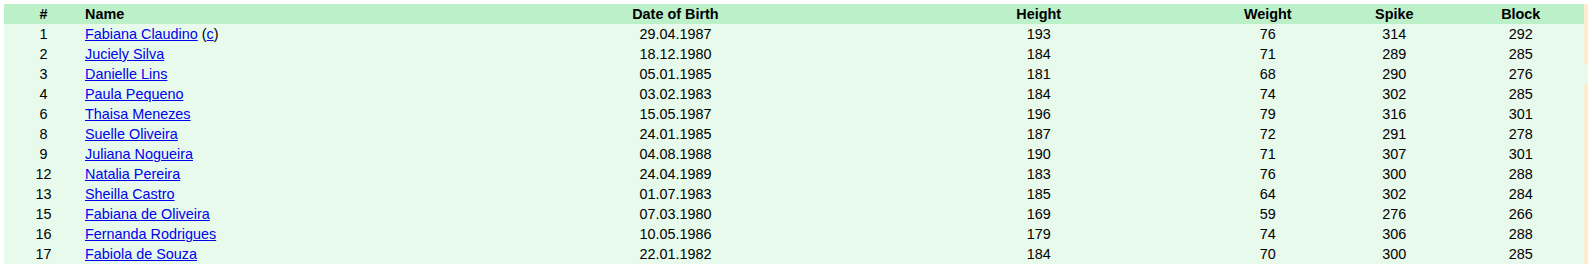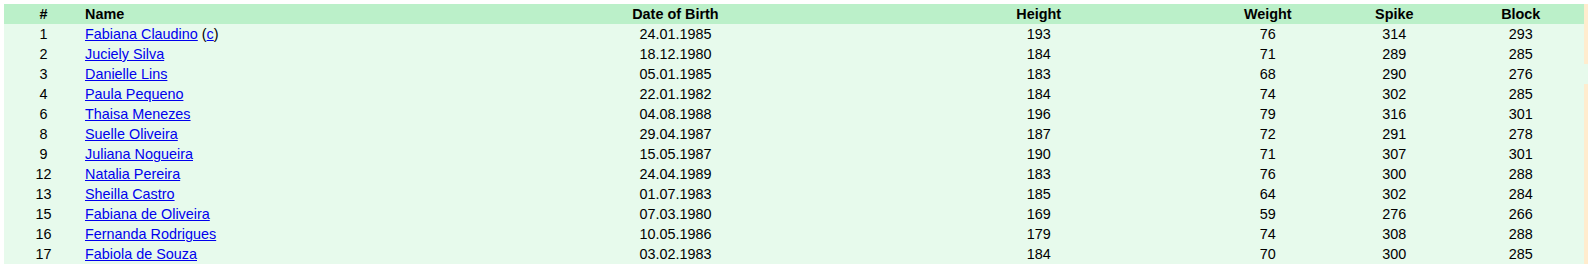(675, 34) 29.04.1987 -> (675, 34) 24.01.1985
(1521, 34) 292 -> (1521, 34) 293
(1039, 74) 181 -> (1039, 74) 183
(675, 94) 03.02.1983 -> (675, 94) 22.01.1982
(675, 114) 15.05.1987 -> (675, 114) 04.08.1988
(675, 134) 24.01.1985 -> (675, 134) 29.04.1987
(675, 154) 04.08.1988 -> (675, 154) 15.05.1987
(1394, 234) 306 -> (1394, 234) 308
(675, 254) 22.01.1982 -> (675, 254) 03.02.1983
